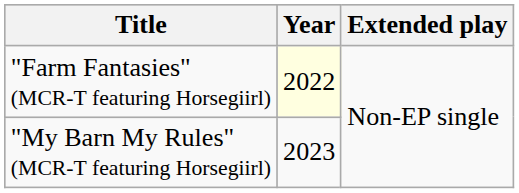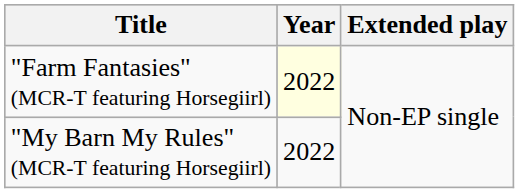(309, 151) 2023 -> (309, 151) 2022
